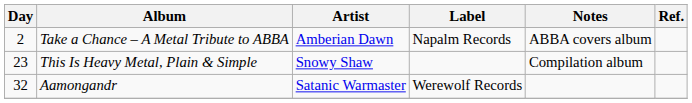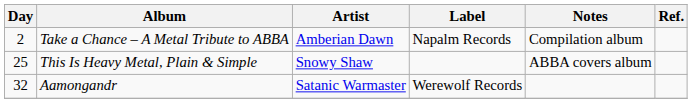(590, 39) ABBA covers album -> (586, 39) Compilation album
(21, 62) 23 -> (21, 62) 25
(586, 62) Compilation album -> (590, 62) ABBA covers album
